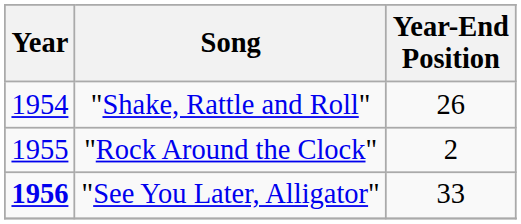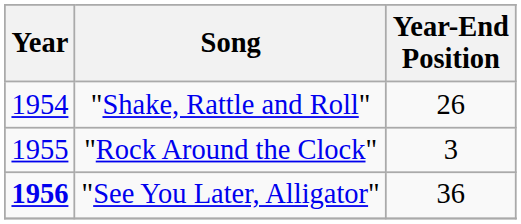(451, 149) 2 -> (451, 149) 3
(451, 194) 33 -> (451, 194) 36
